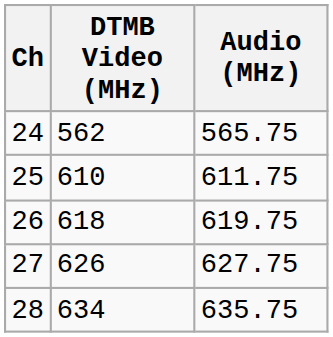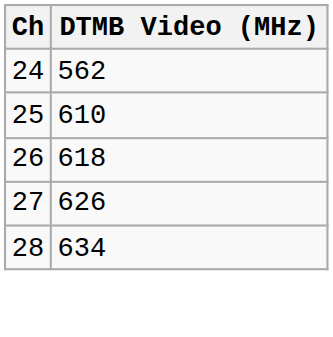- column: (261, 58)
